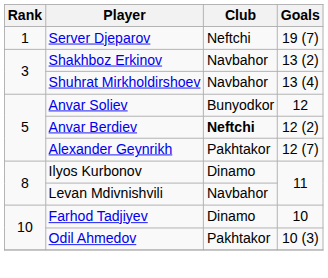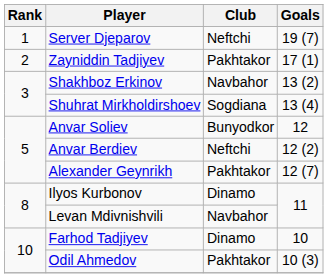+ row: (106, 60)
(237, 82) Navbahor -> (237, 104) Sogdiana
(231, 127) bold -> (229, 149) normal
